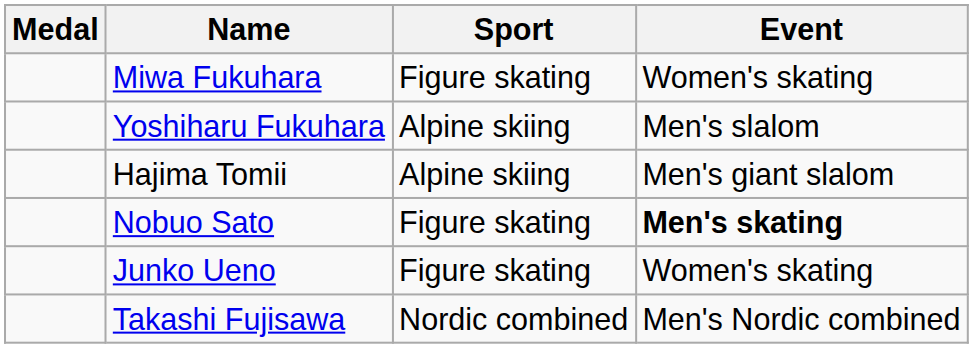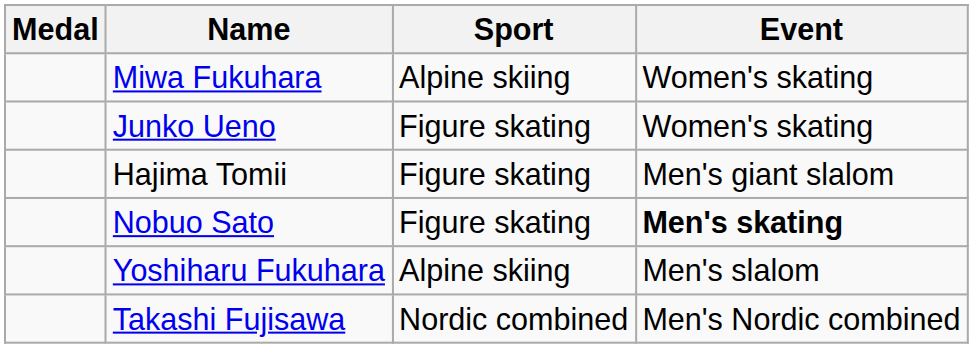(495, 78) Figure skating -> (485, 78) Alpine skiing
rows swapped: (249, 126) <-> (194, 271)
(485, 174) Alpine skiing -> (495, 174) Figure skating
